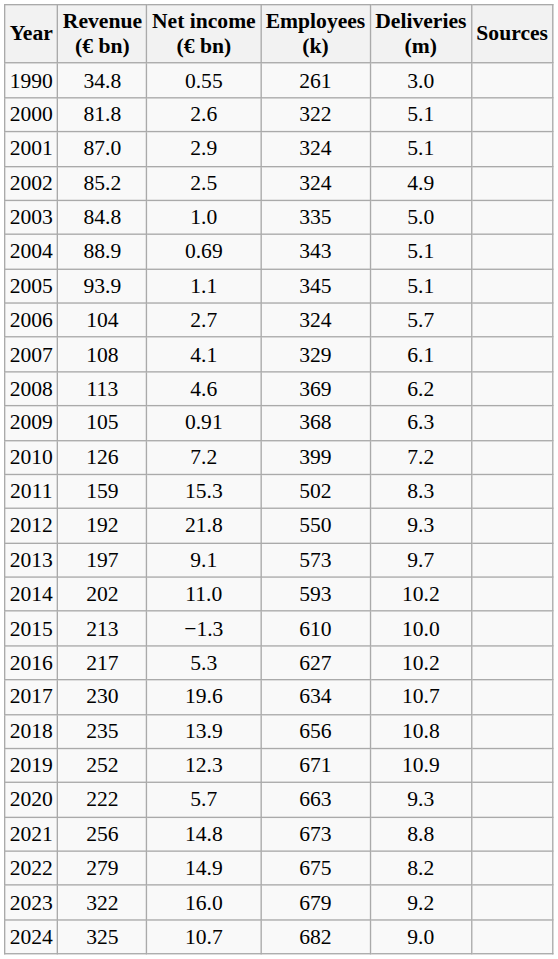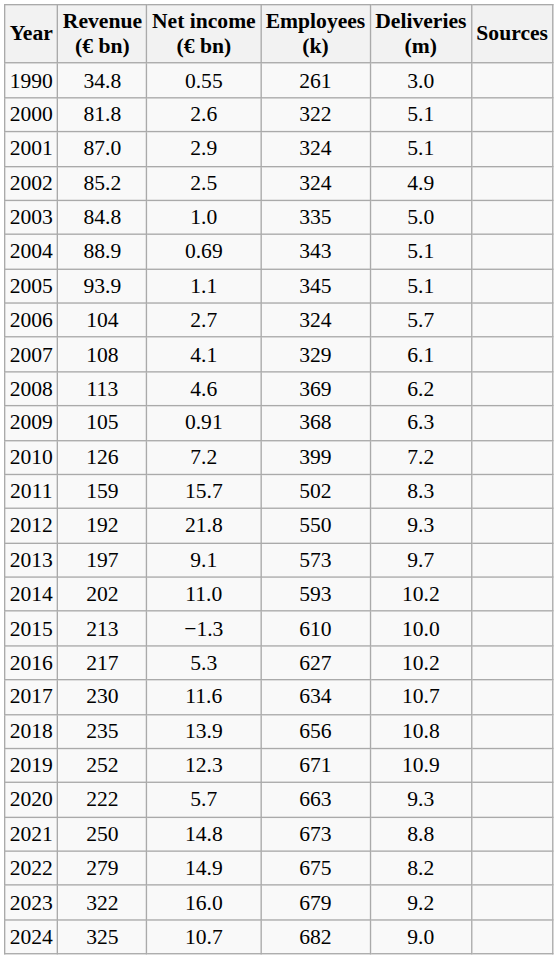(204, 491) 15.3 -> (204, 491) 15.7
(204, 696) 19.6 -> (204, 696) 11.6
(102, 833) 256 -> (102, 833) 250
